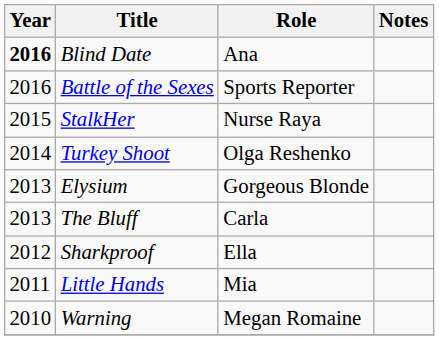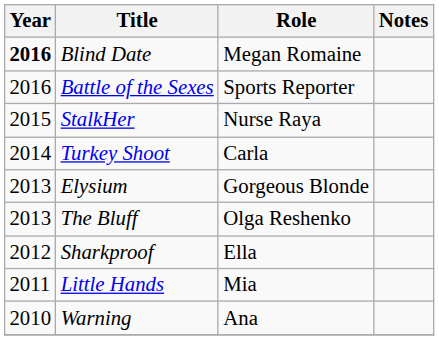(241, 53) Ana -> (292, 53) Megan Romaine
(287, 152) Olga Reshenko -> (246, 152) Carla
(246, 218) Carla -> (287, 218) Olga Reshenko
(292, 317) Megan Romaine -> (241, 317) Ana
